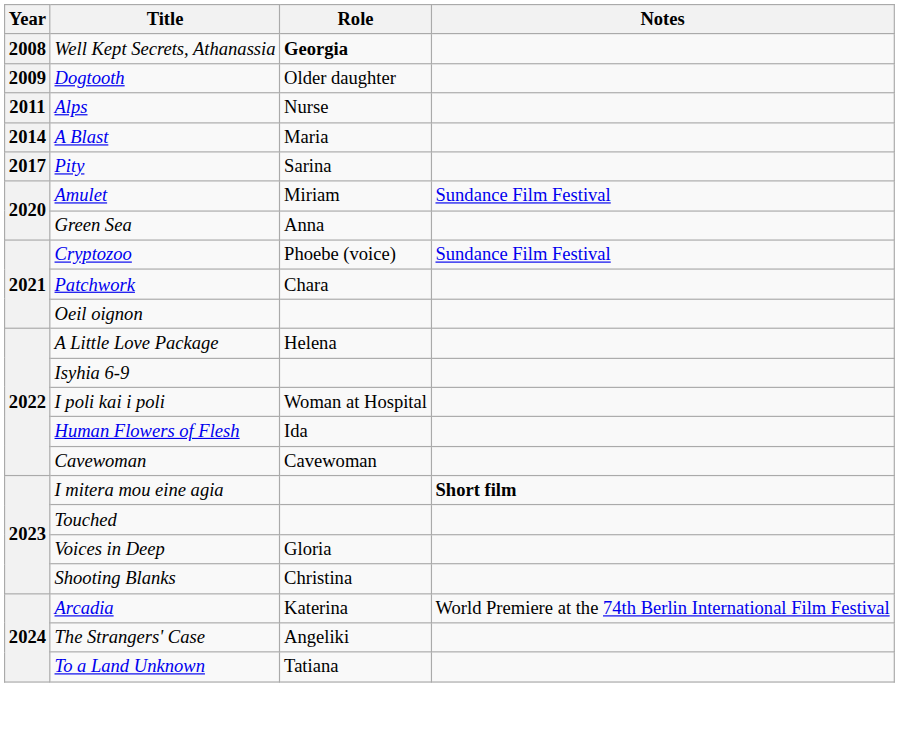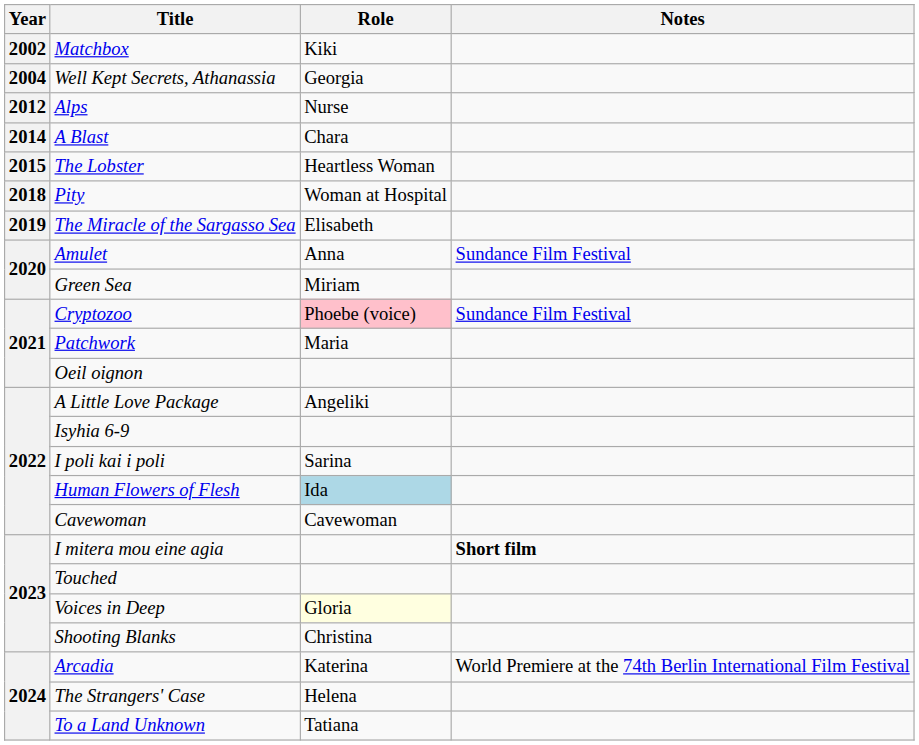+ row: (92, 48)
(27, 48) 2008 -> (27, 78) 2004
(316, 48) bold -> (334, 78) normal
- row: (90, 78)
(27, 107) 2011 -> (27, 107) 2012
(306, 136) Maria -> (326, 136) Chara
+ row: (99, 166)
(27, 166) 2017 -> (27, 195) 2018
(308, 166) Sarina -> (376, 195) Woman at Hospital
+ row: (175, 225)
(312, 195) Miriam -> (324, 254) Anna
(304, 225) Anna -> (332, 284) Miriam
(340, 254) no background -> (360, 313) pink background
(306, 284) Chara -> (326, 343) Maria
(310, 343) Helena -> (337, 401) Angeliki
(356, 401) Woman at Hospital -> (328, 460) Sarina
(296, 431) no background -> (316, 490) lightblue background
(308, 549) no background -> (328, 607) lightyellow background
(317, 637) Angeliki -> (330, 696) Helena
